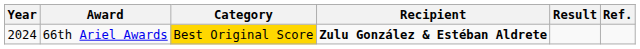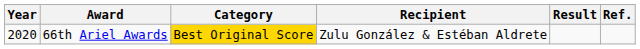(22, 34) 2024 -> (22, 34) 2020
(433, 34) bold -> (433, 34) normal
